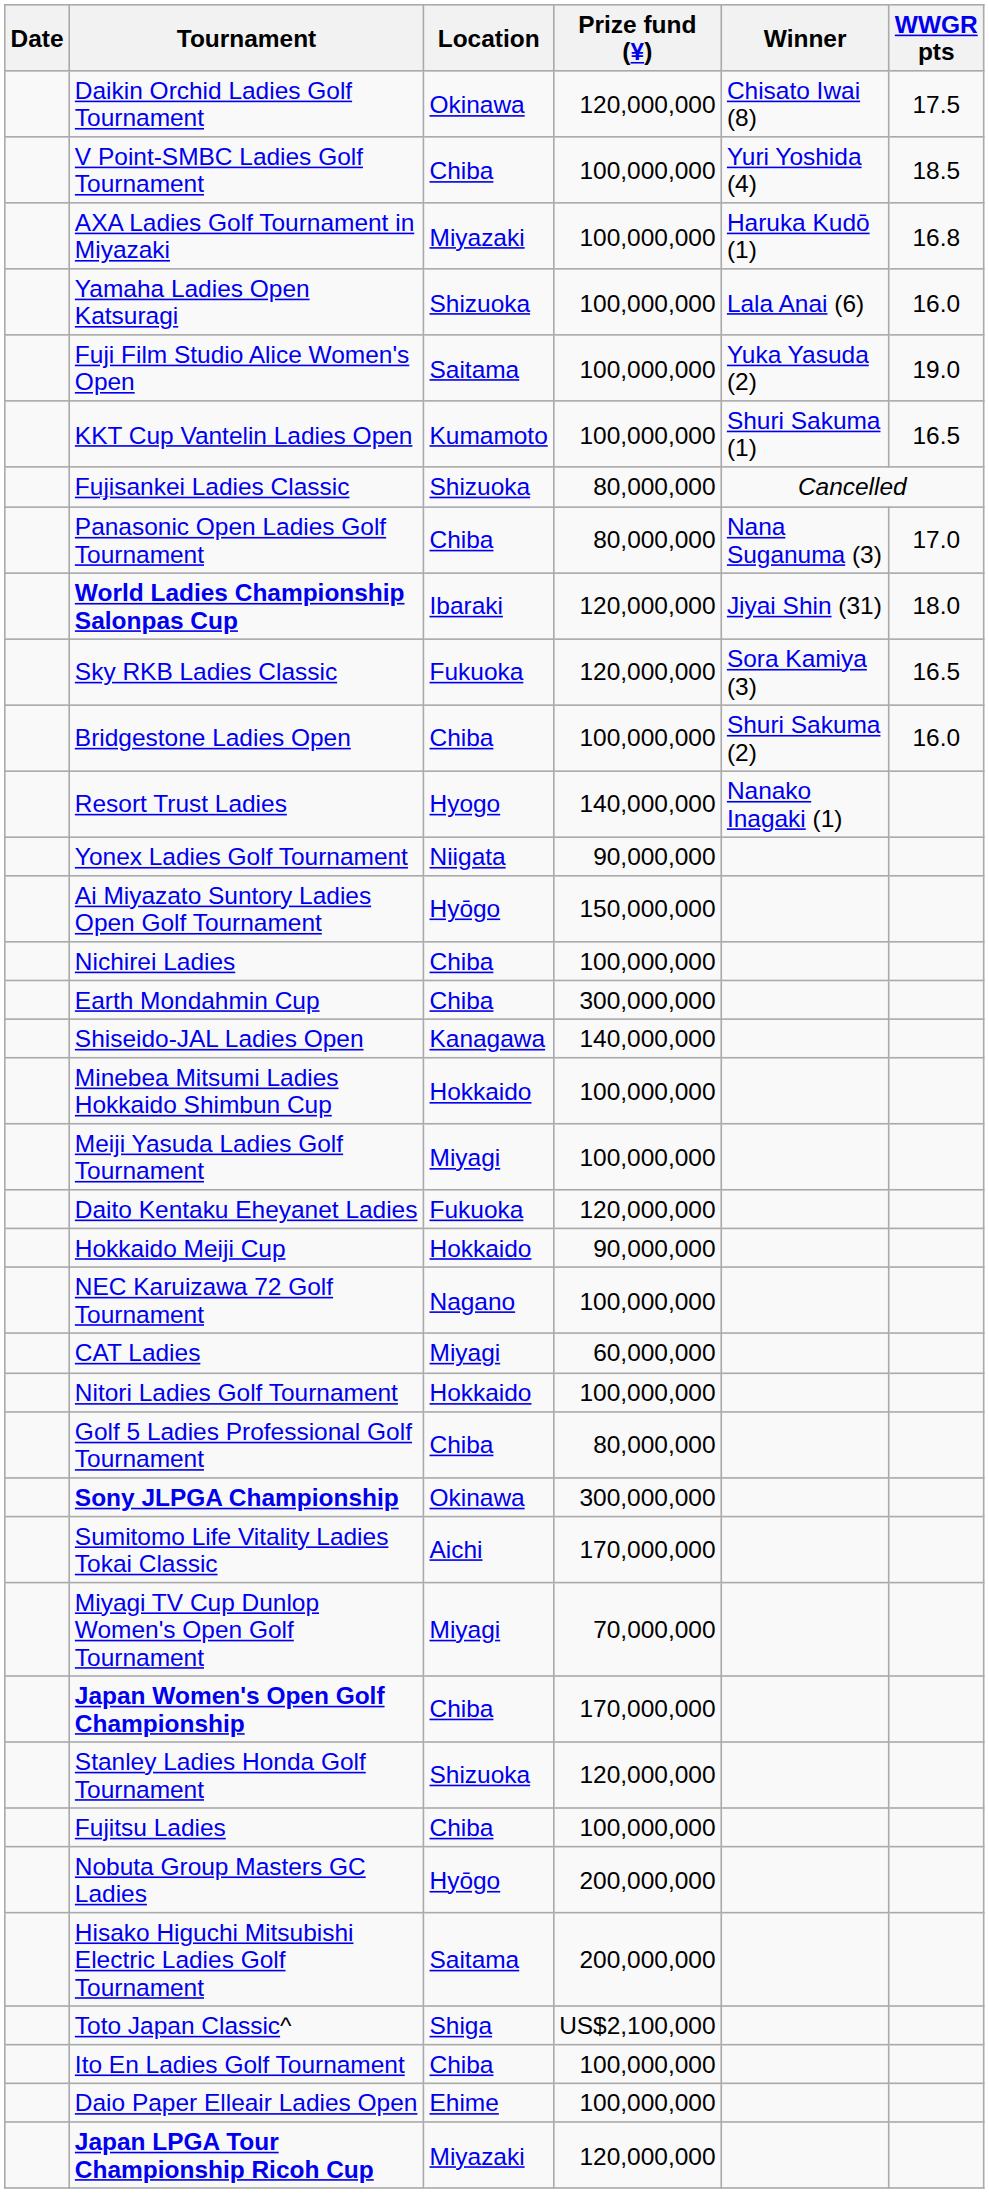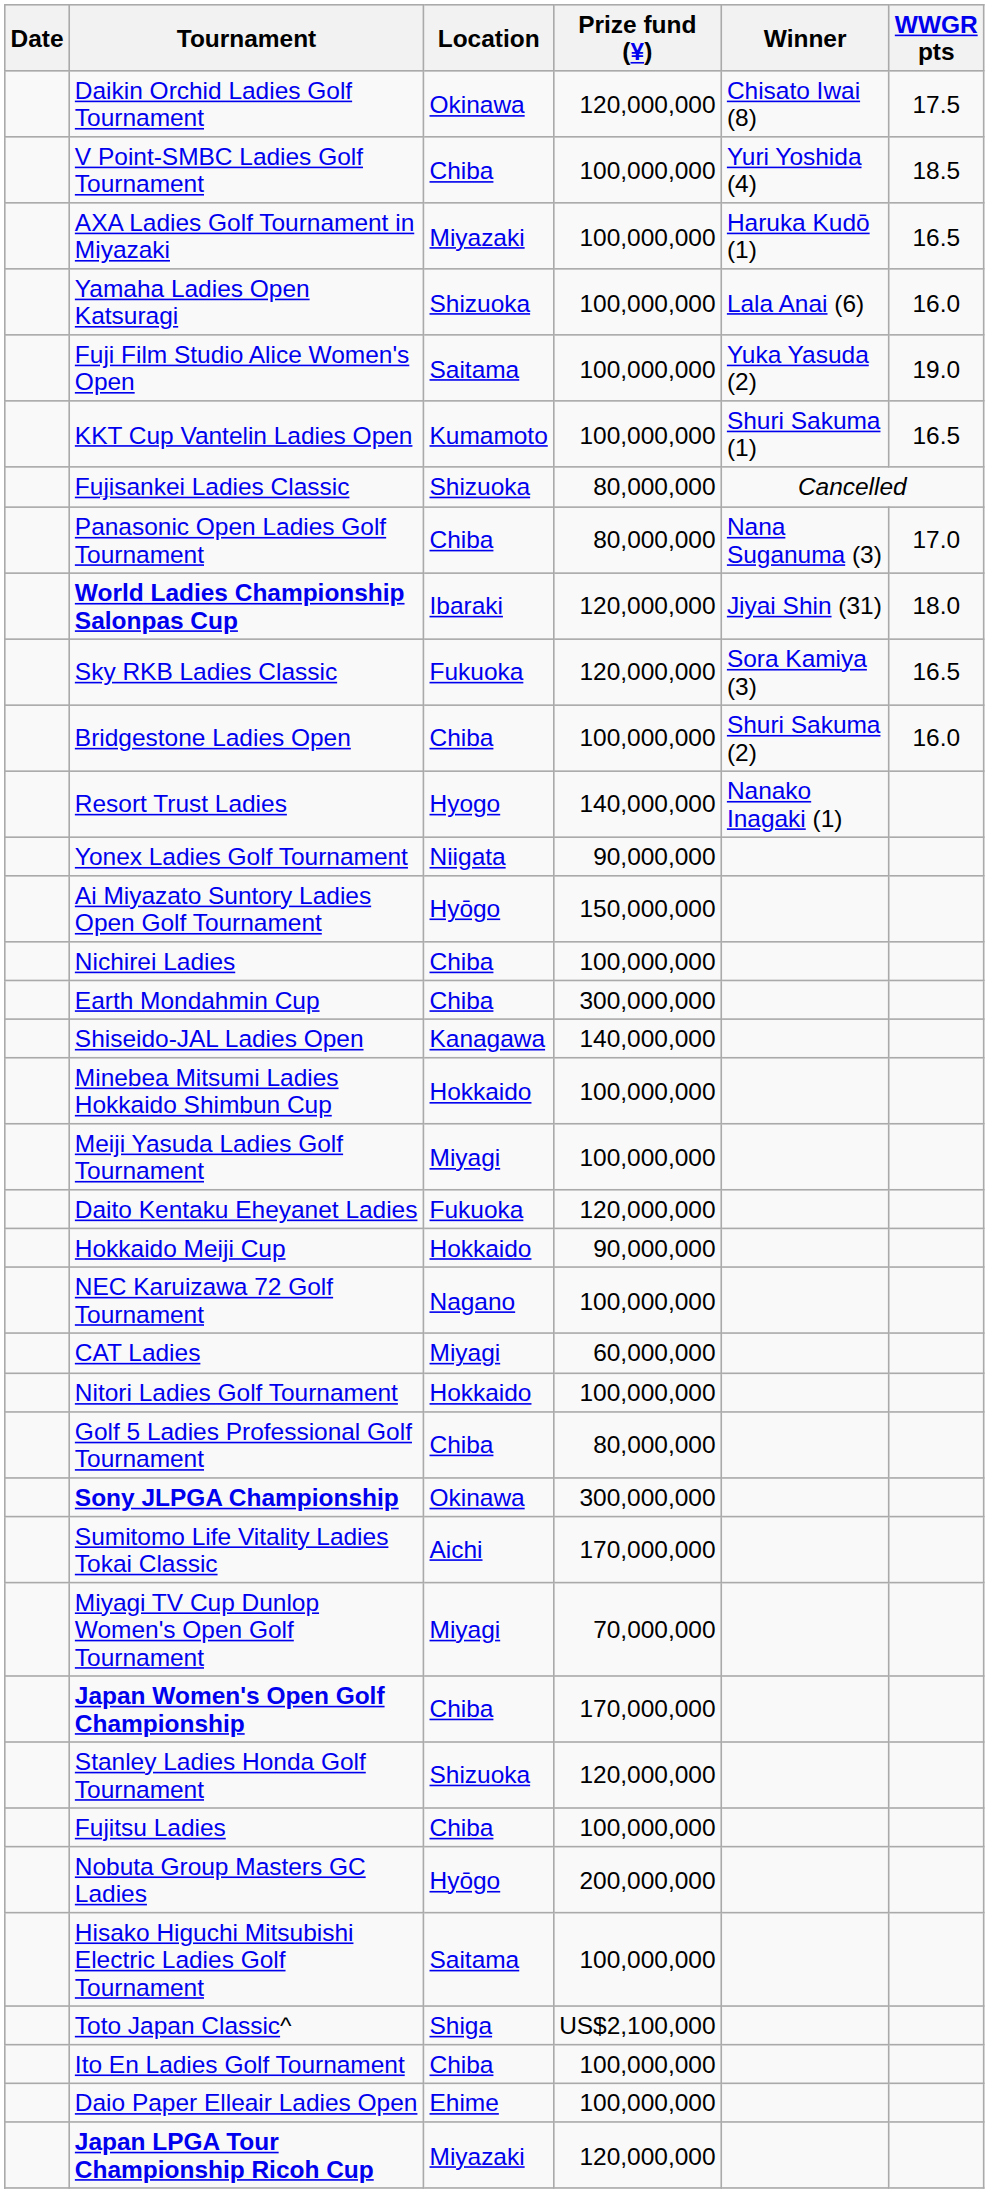(936, 236) 16.8 -> (936, 236) 16.5
(648, 1960) 200,000,000 -> (648, 1960) 100,000,000
